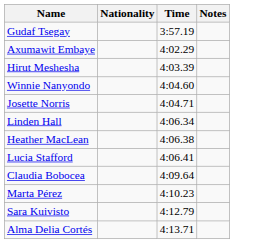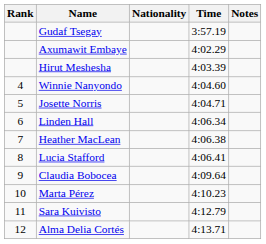+ column: (20, 13)
